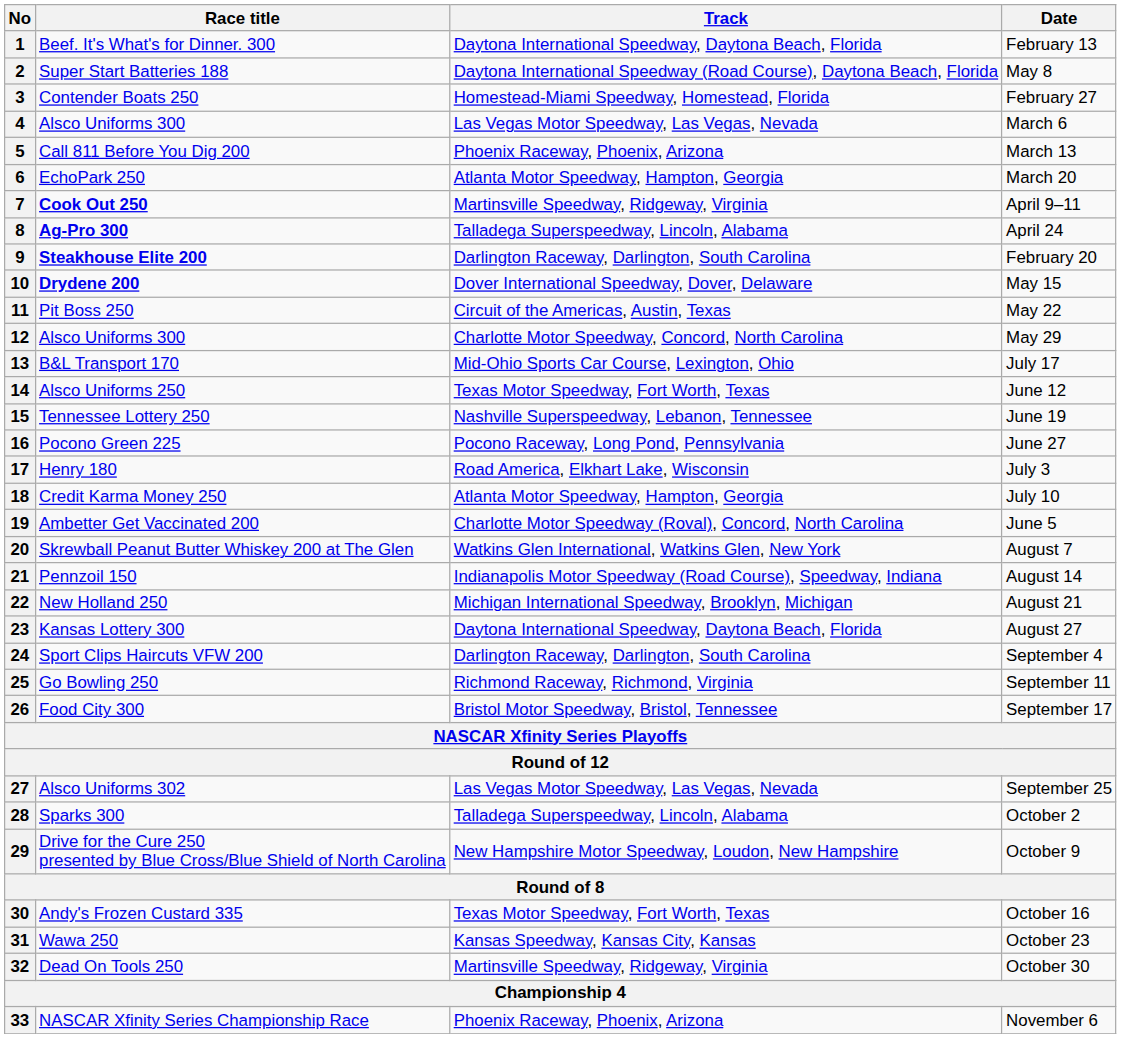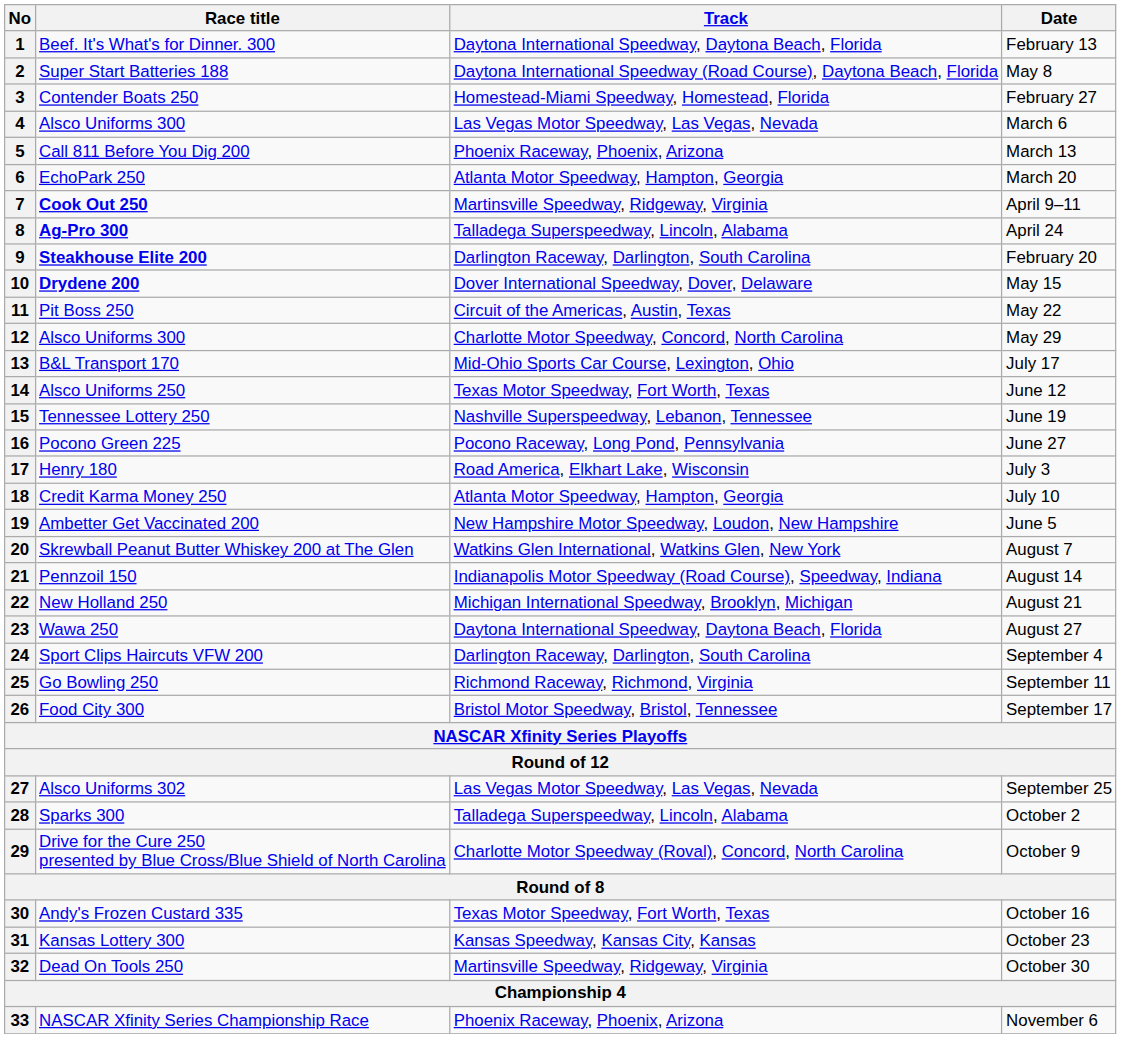(679, 523) Charlotte Motor Speedway (Roval), Concord, North Carolina -> (676, 523) New Hampshire Motor Speedway, Loudon, New Hampshire
(112, 629) Kansas Lottery 300 -> (79, 629) Wawa 250
(676, 851) New Hampshire Motor Speedway, Loudon, New Hampshire -> (679, 851) Charlotte Motor Speedway (Roval), Concord, North Carolina
(79, 940) Wawa 250 -> (112, 940) Kansas Lottery 300
